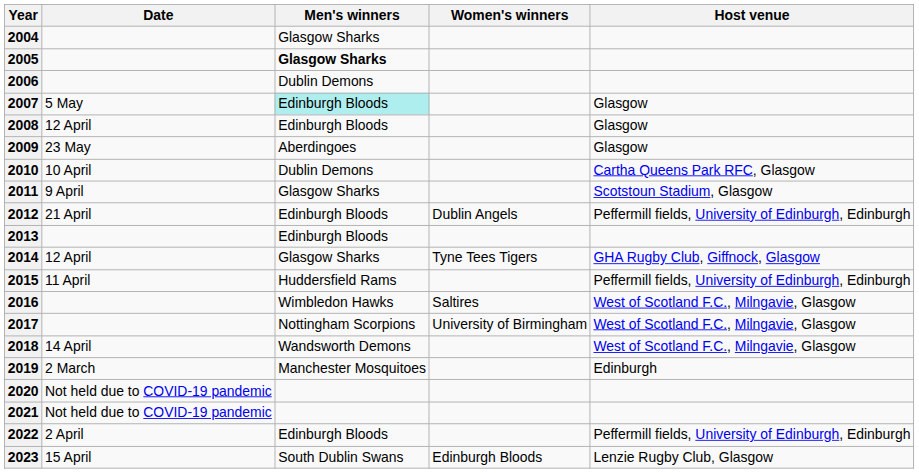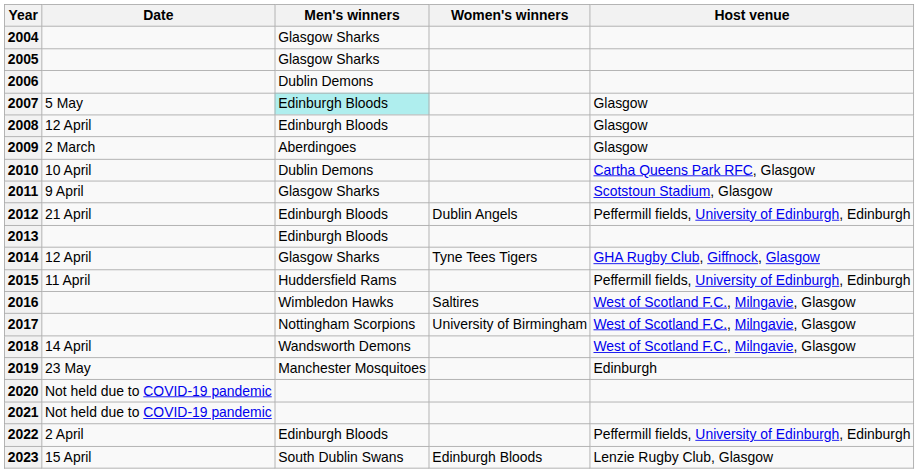(332, 59) bold -> (329, 59) normal
(68, 147) 23 May -> (70, 147) 2 March
(70, 368) 2 March -> (68, 368) 23 May
